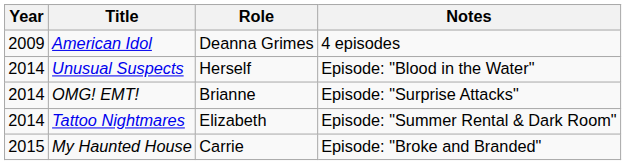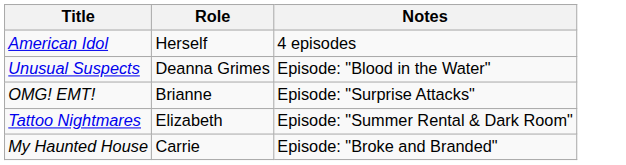- column: (26, 17)
(256, 43) Deanna Grimes -> (181, 43) Herself
(225, 69) Herself -> (213, 69) Deanna Grimes
